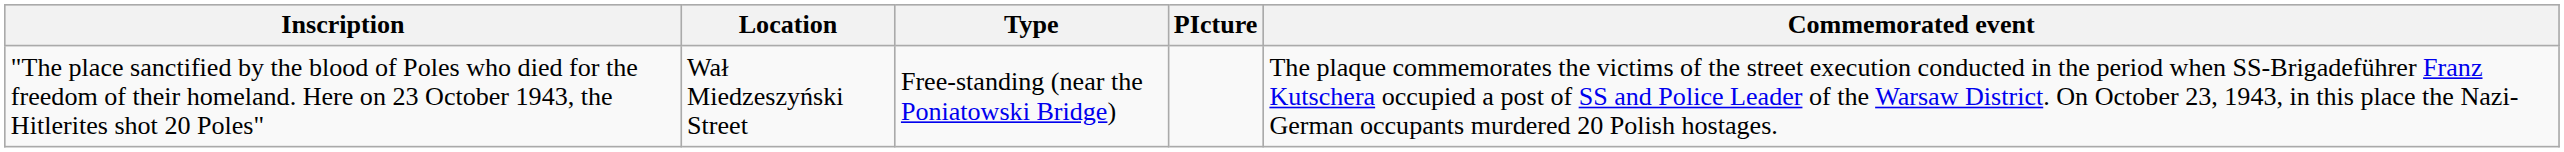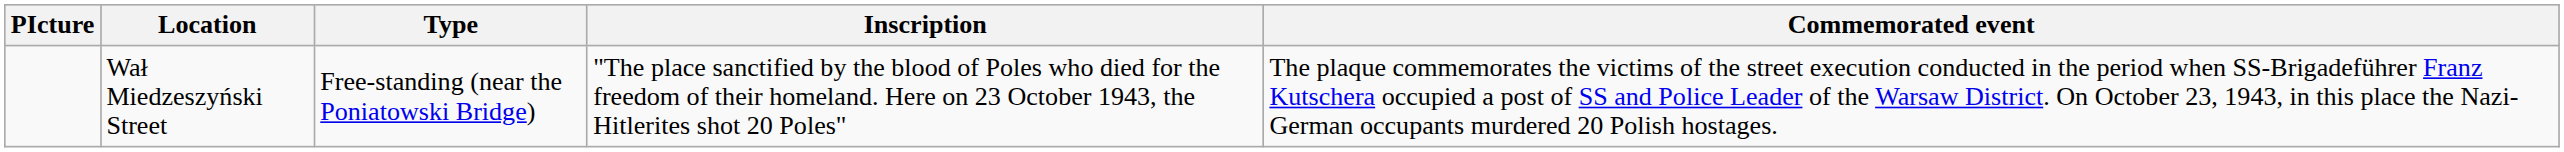columns swapped: (1216, 25) <-> (343, 25)
